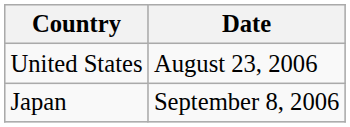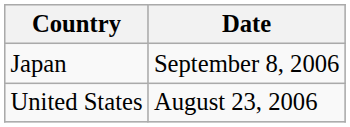rows swapped: (76, 63) <-> (39, 102)
